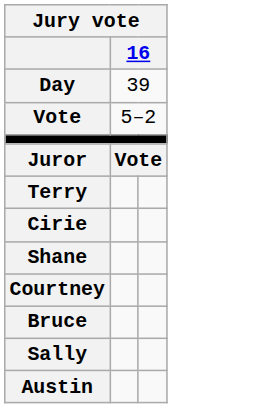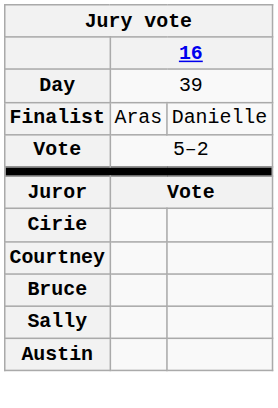+ row: (57, 118)
- row: (57, 193)
- row: (57, 257)
